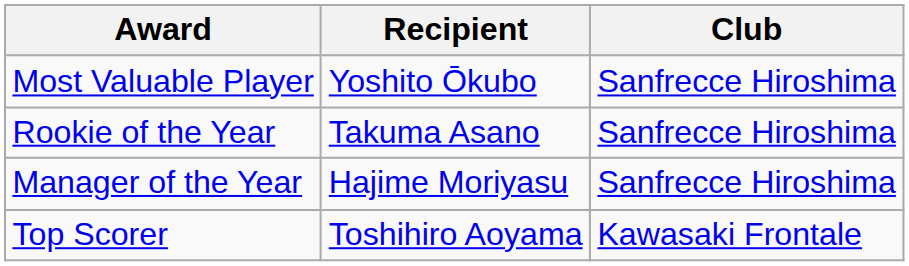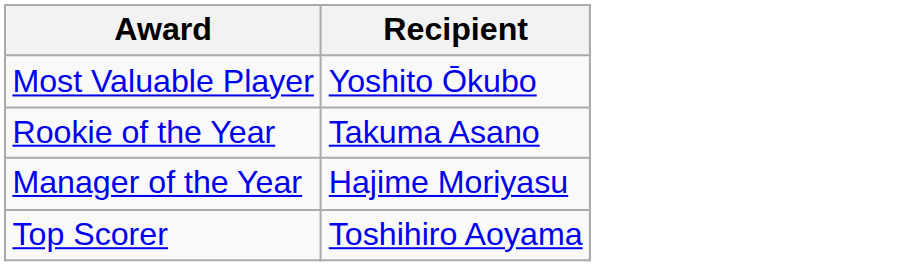- column: (747, 30)
